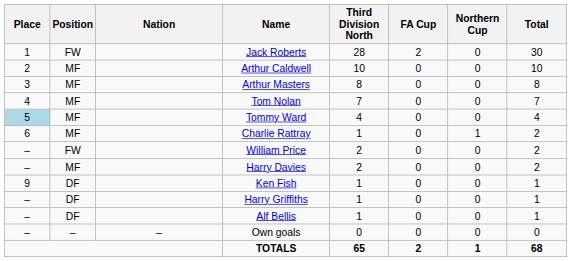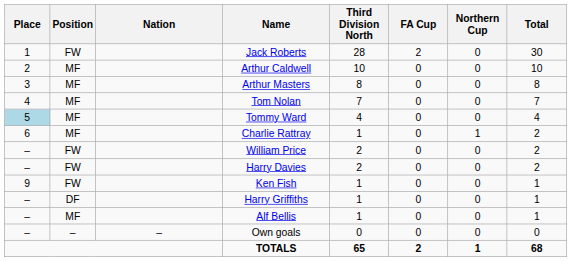(73, 167) MF -> (73, 167) FW
(73, 183) DF -> (73, 183) FW
(73, 216) DF -> (73, 216) MF
